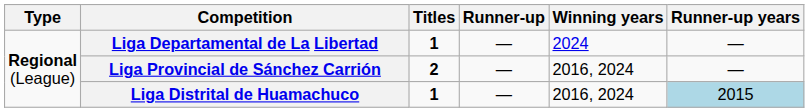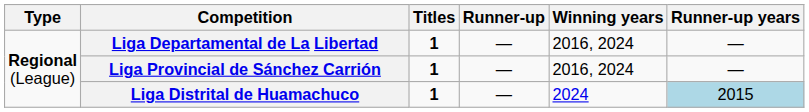(571, 43) 2024 -> (593, 43) 2016, 2024
(434, 69) 2 -> (434, 69) 1
(593, 95) 2016, 2024 -> (571, 95) 2024
